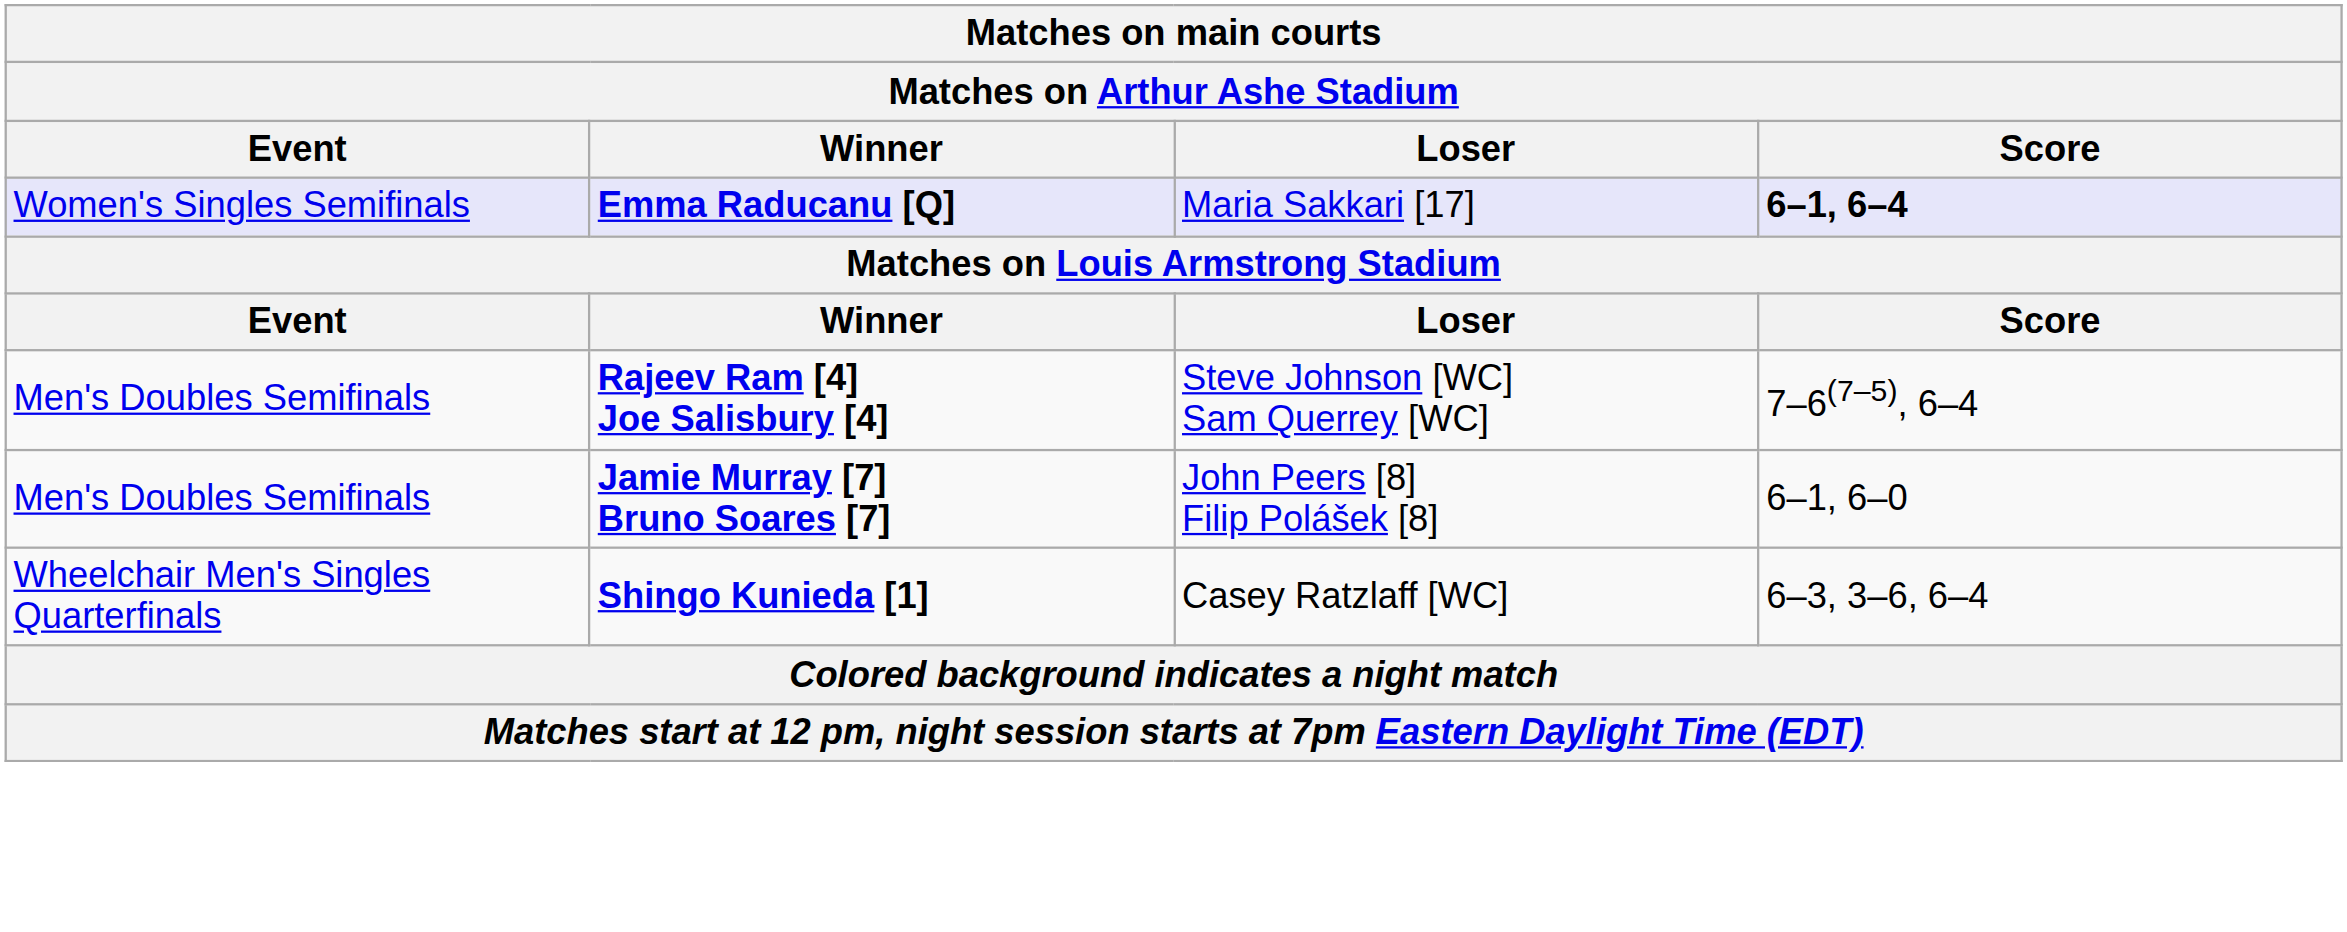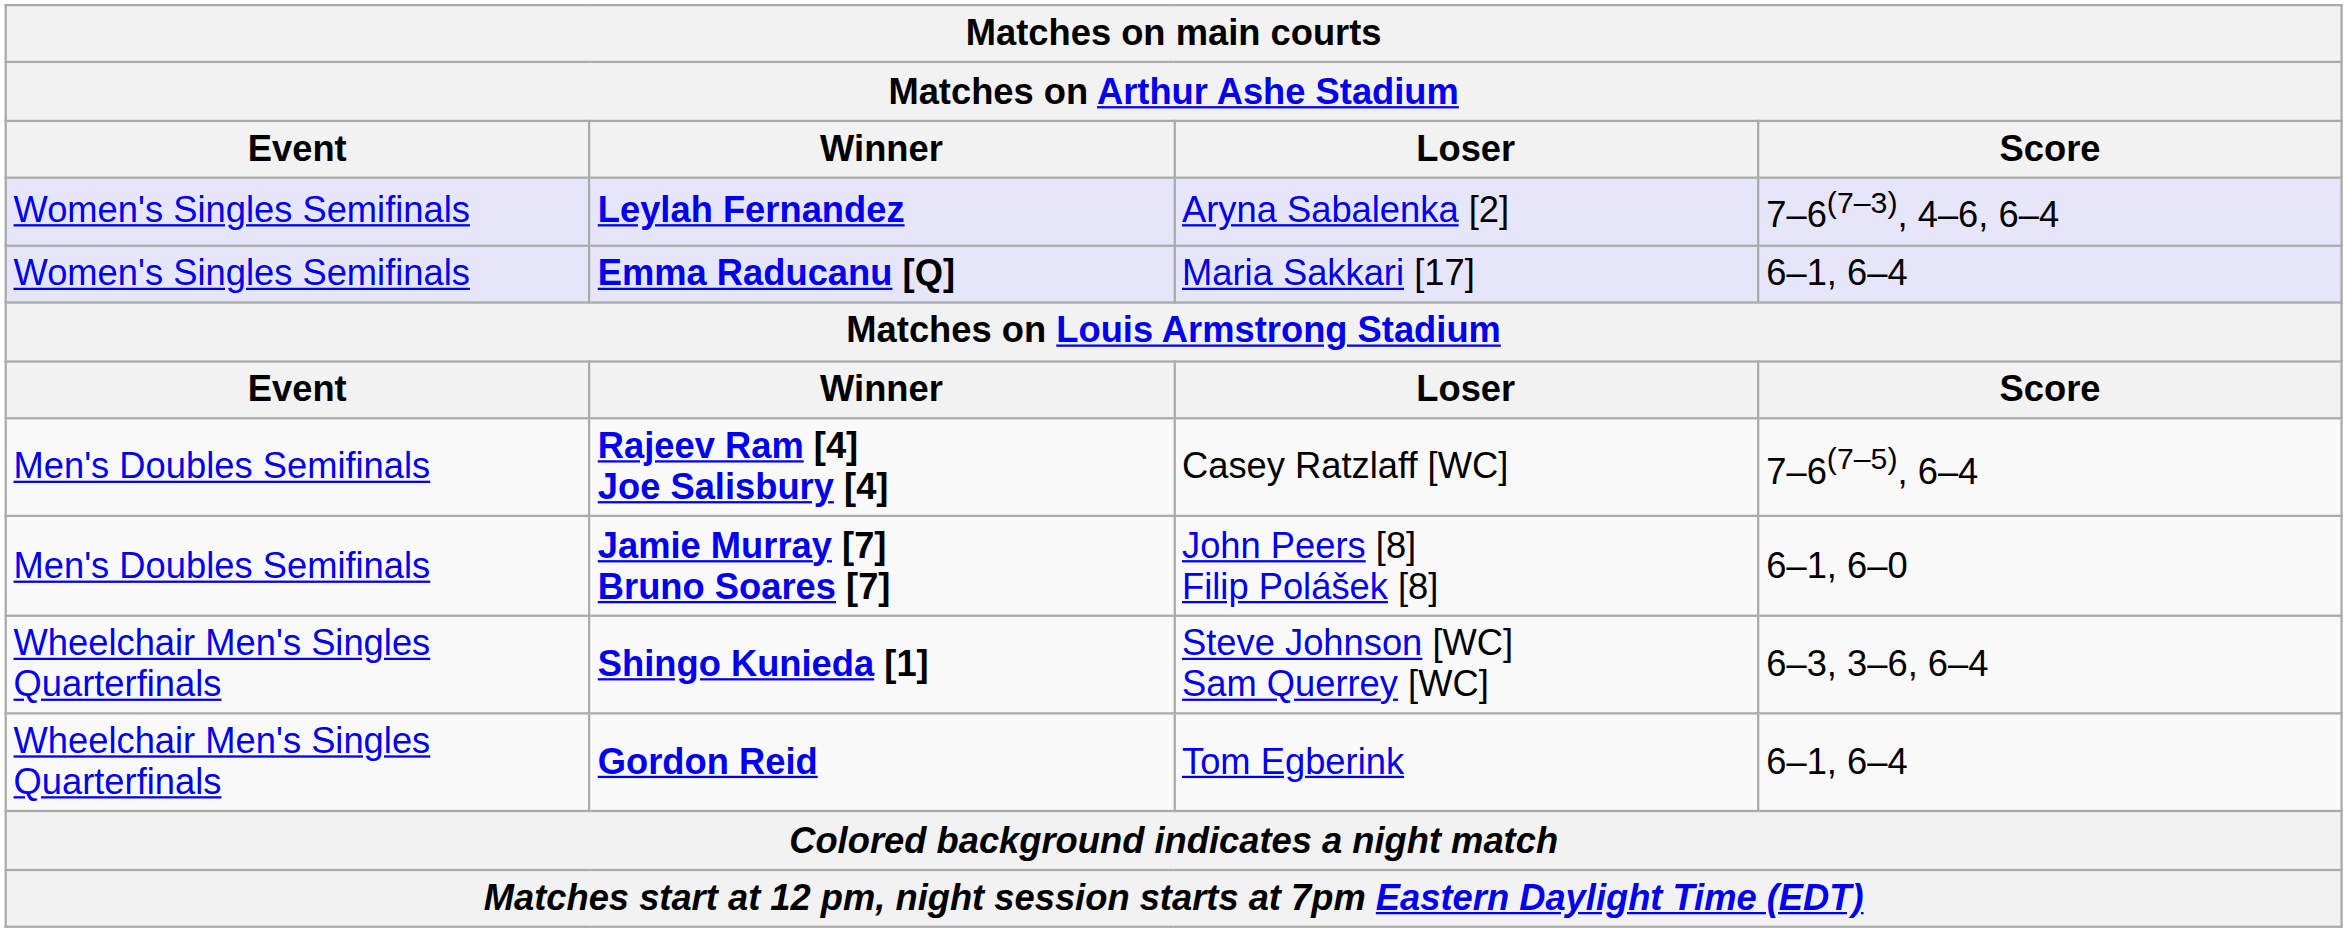+ row: (751, 210)
(1837, 206) bold -> (1837, 273) normal
(1348, 399) Steve Johnson [WC] Sam Querrey [WC] -> (1345, 466) Casey Ratzlaff [WC]
(1345, 596) Casey Ratzlaff [WC] -> (1348, 663) Steve Johnson [WC] Sam Querrey [WC]
+ row: (708, 762)
